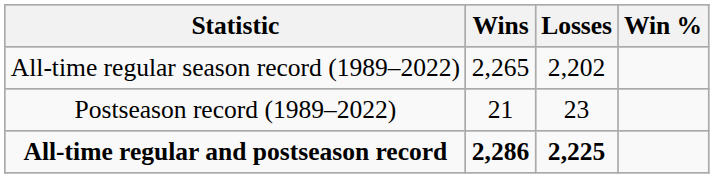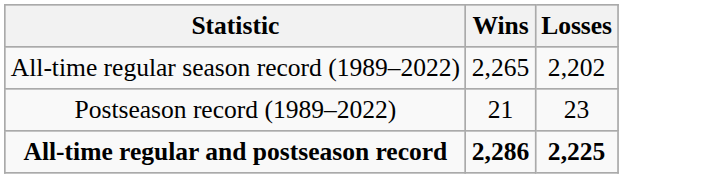- column: (663, 25)
